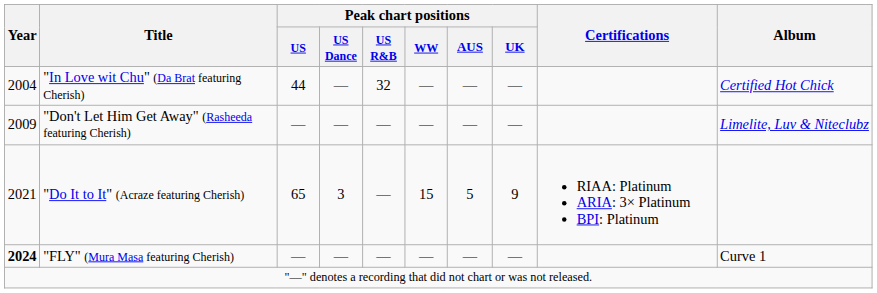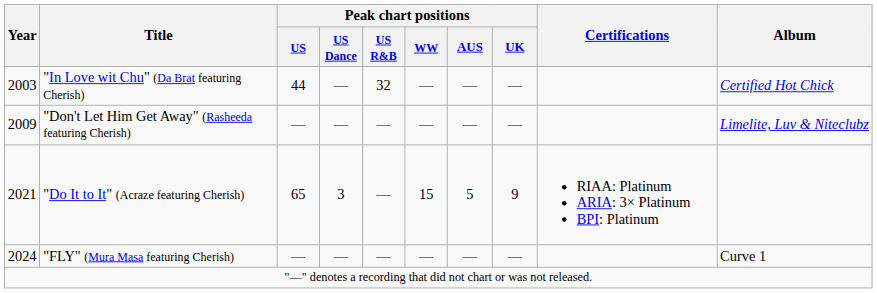(22, 85) 2004 -> (22, 85) 2003
(22, 256) bold -> (22, 256) normal
